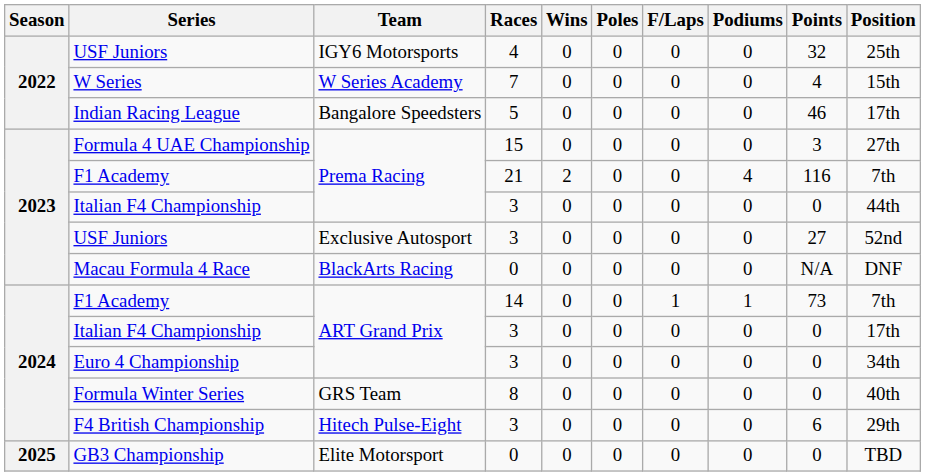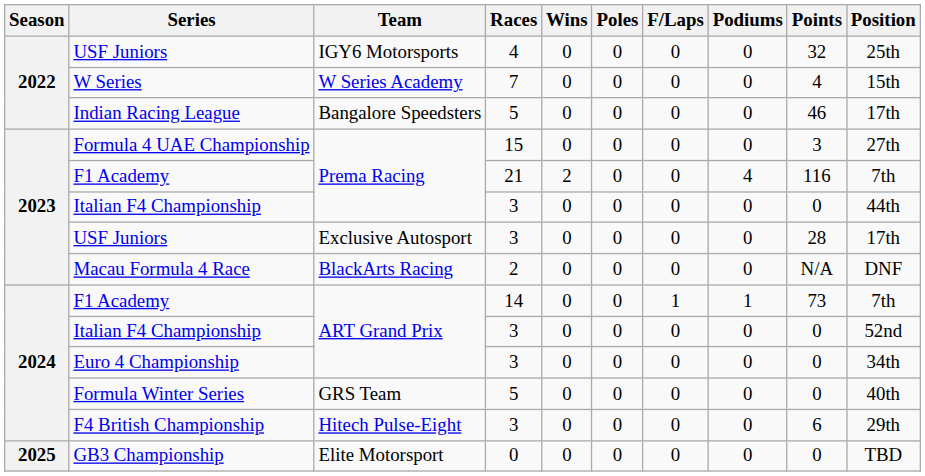(817, 238) 27 -> (817, 238) 28
(883, 238) 52nd -> (883, 238) 17th
(514, 269) 0 -> (514, 269) 2
(883, 331) 17th -> (883, 331) 52nd
(514, 393) 8 -> (514, 393) 5
